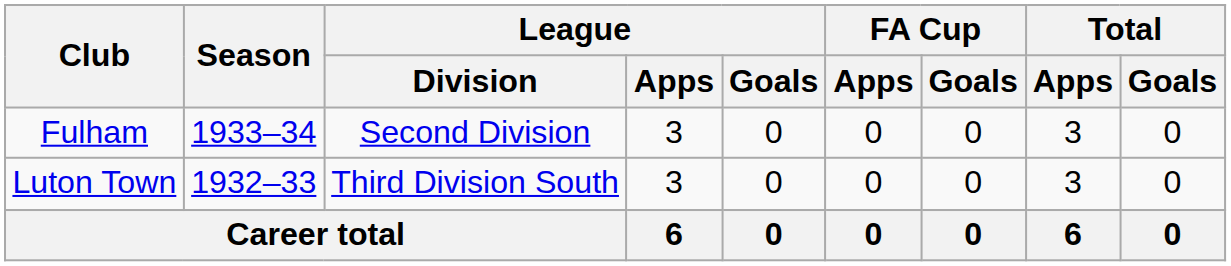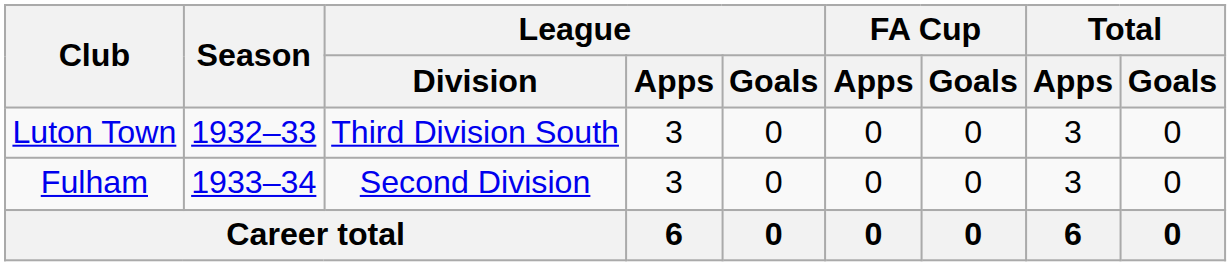rows swapped: (94, 183) <-> (94, 132)
